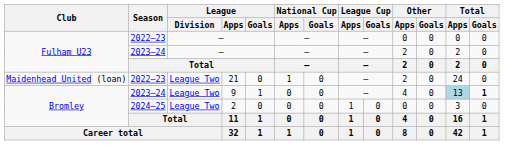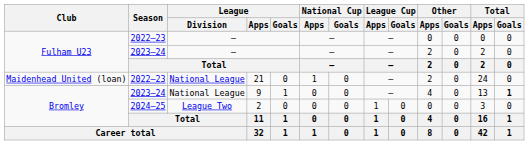(195, 79) League Two -> (207, 79) National League
(195, 92) League Two -> (207, 92) National League
(458, 92) lightblue background -> (483, 92) no background
